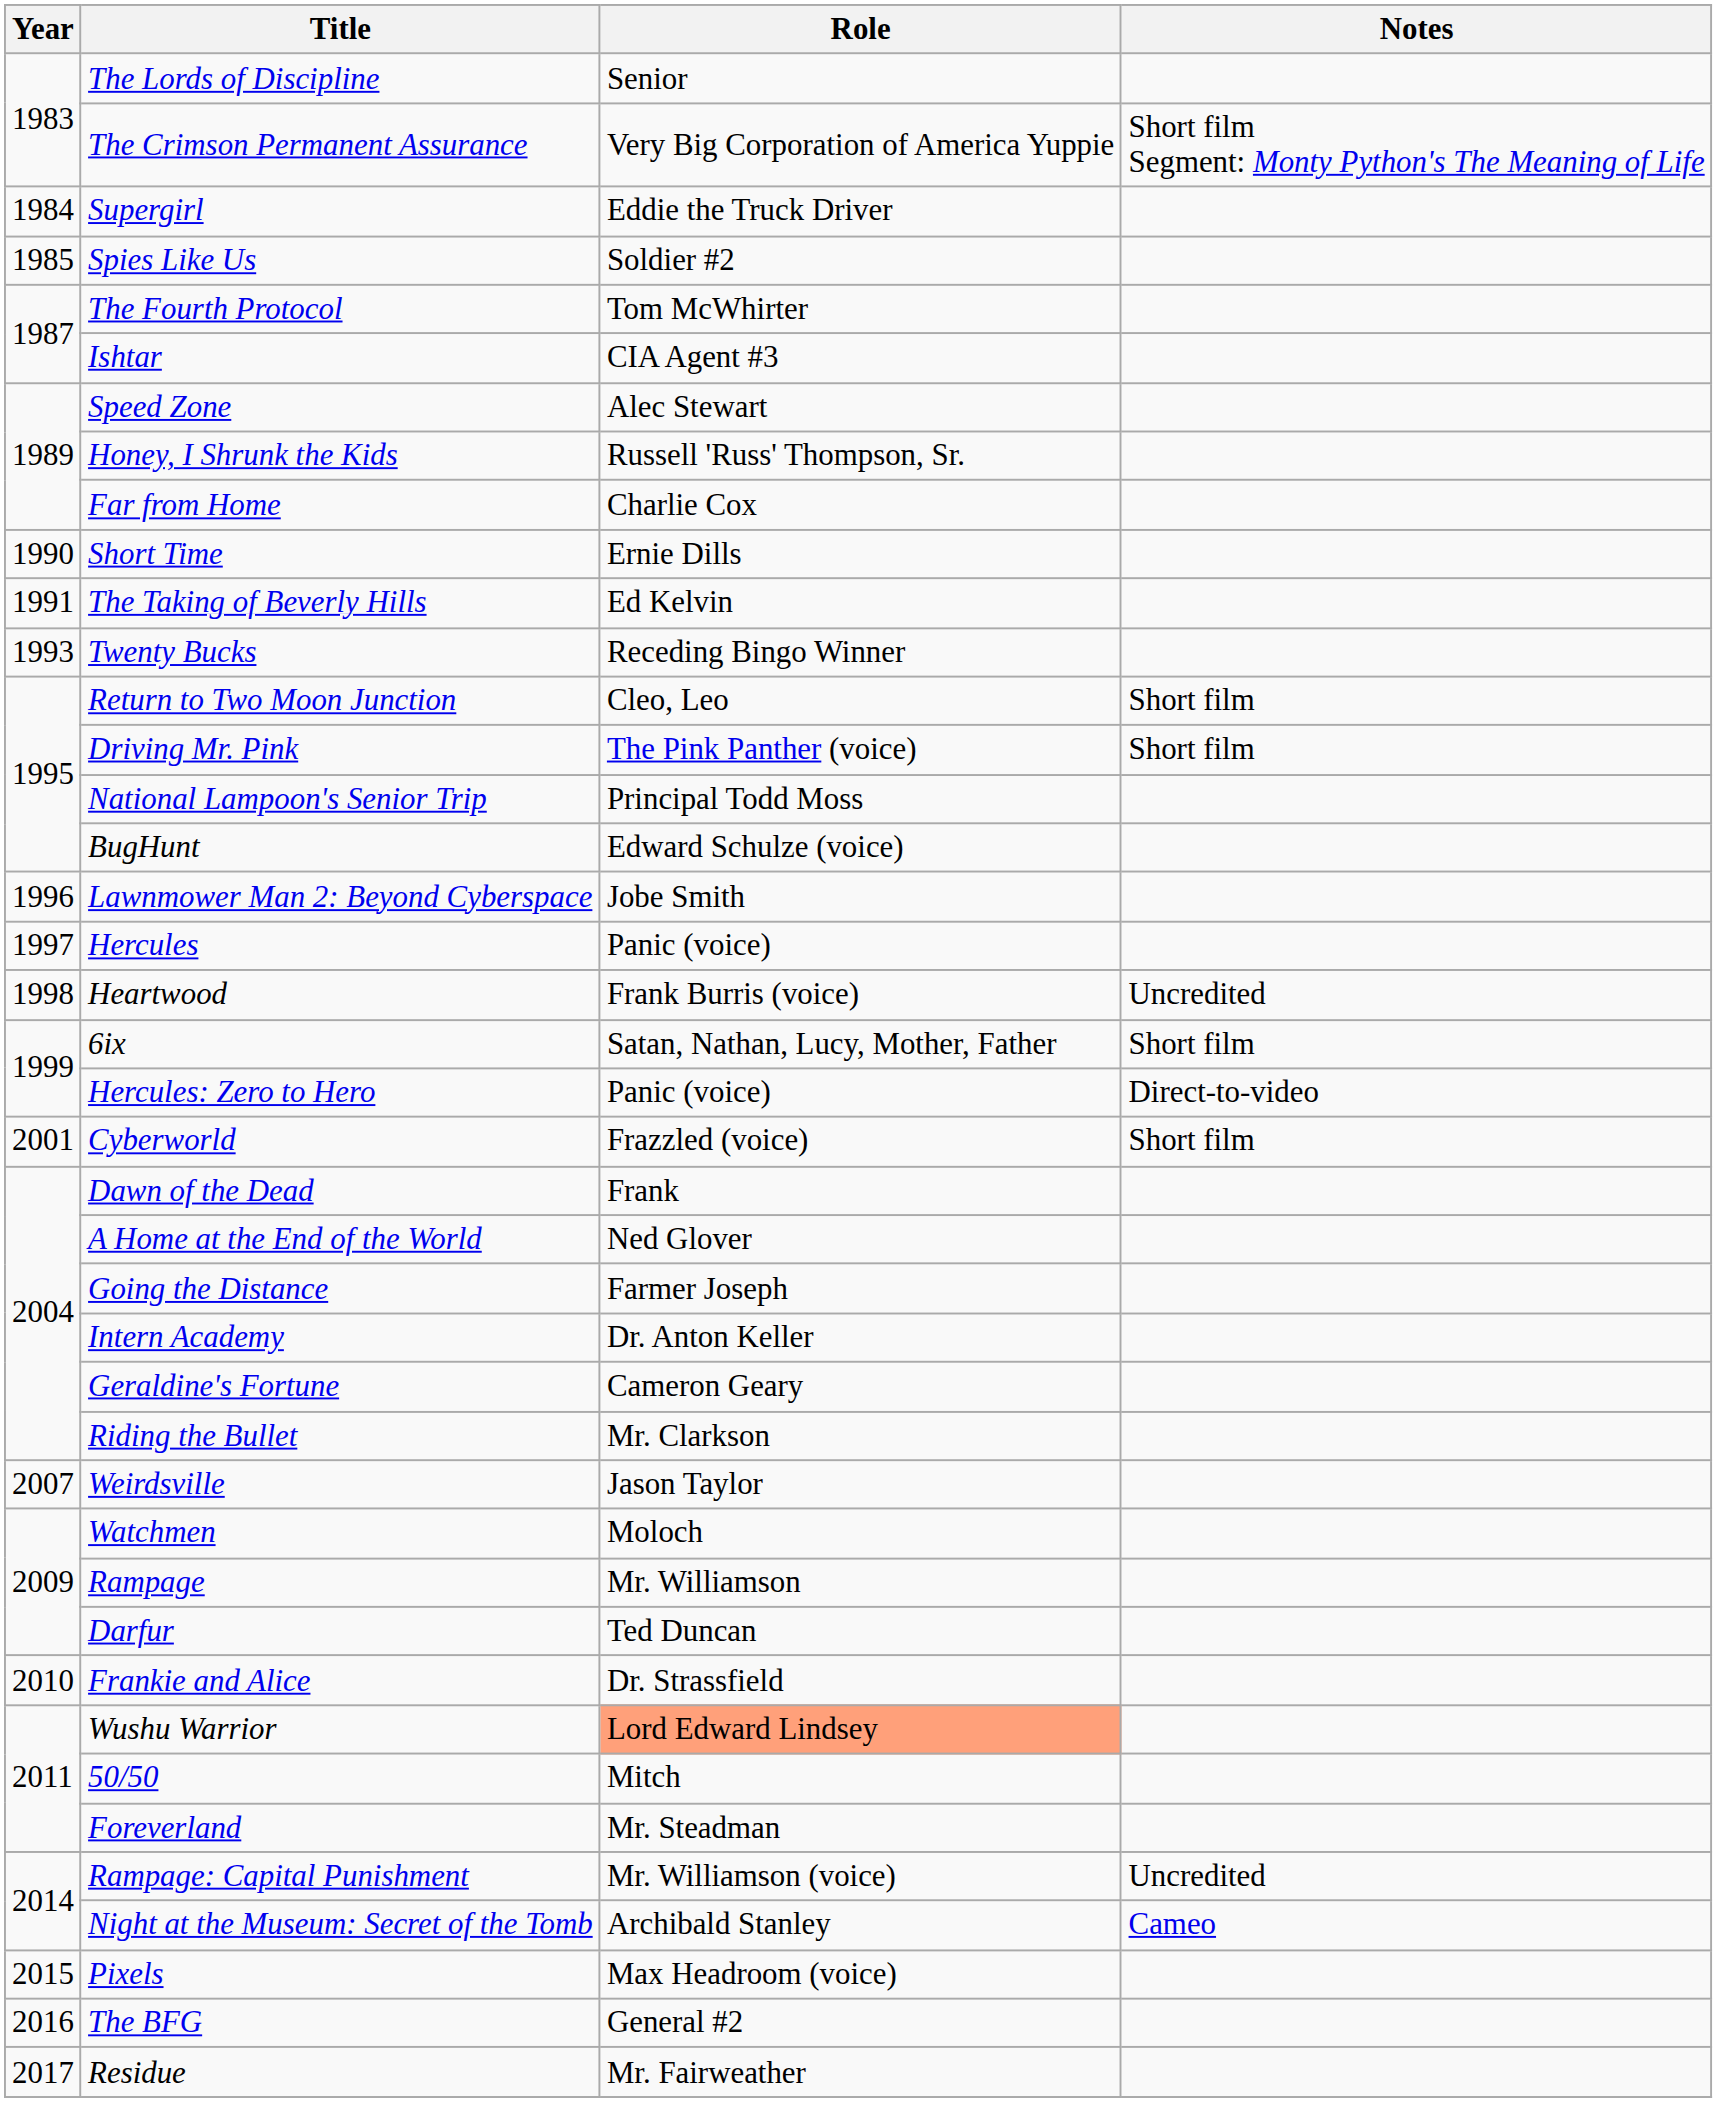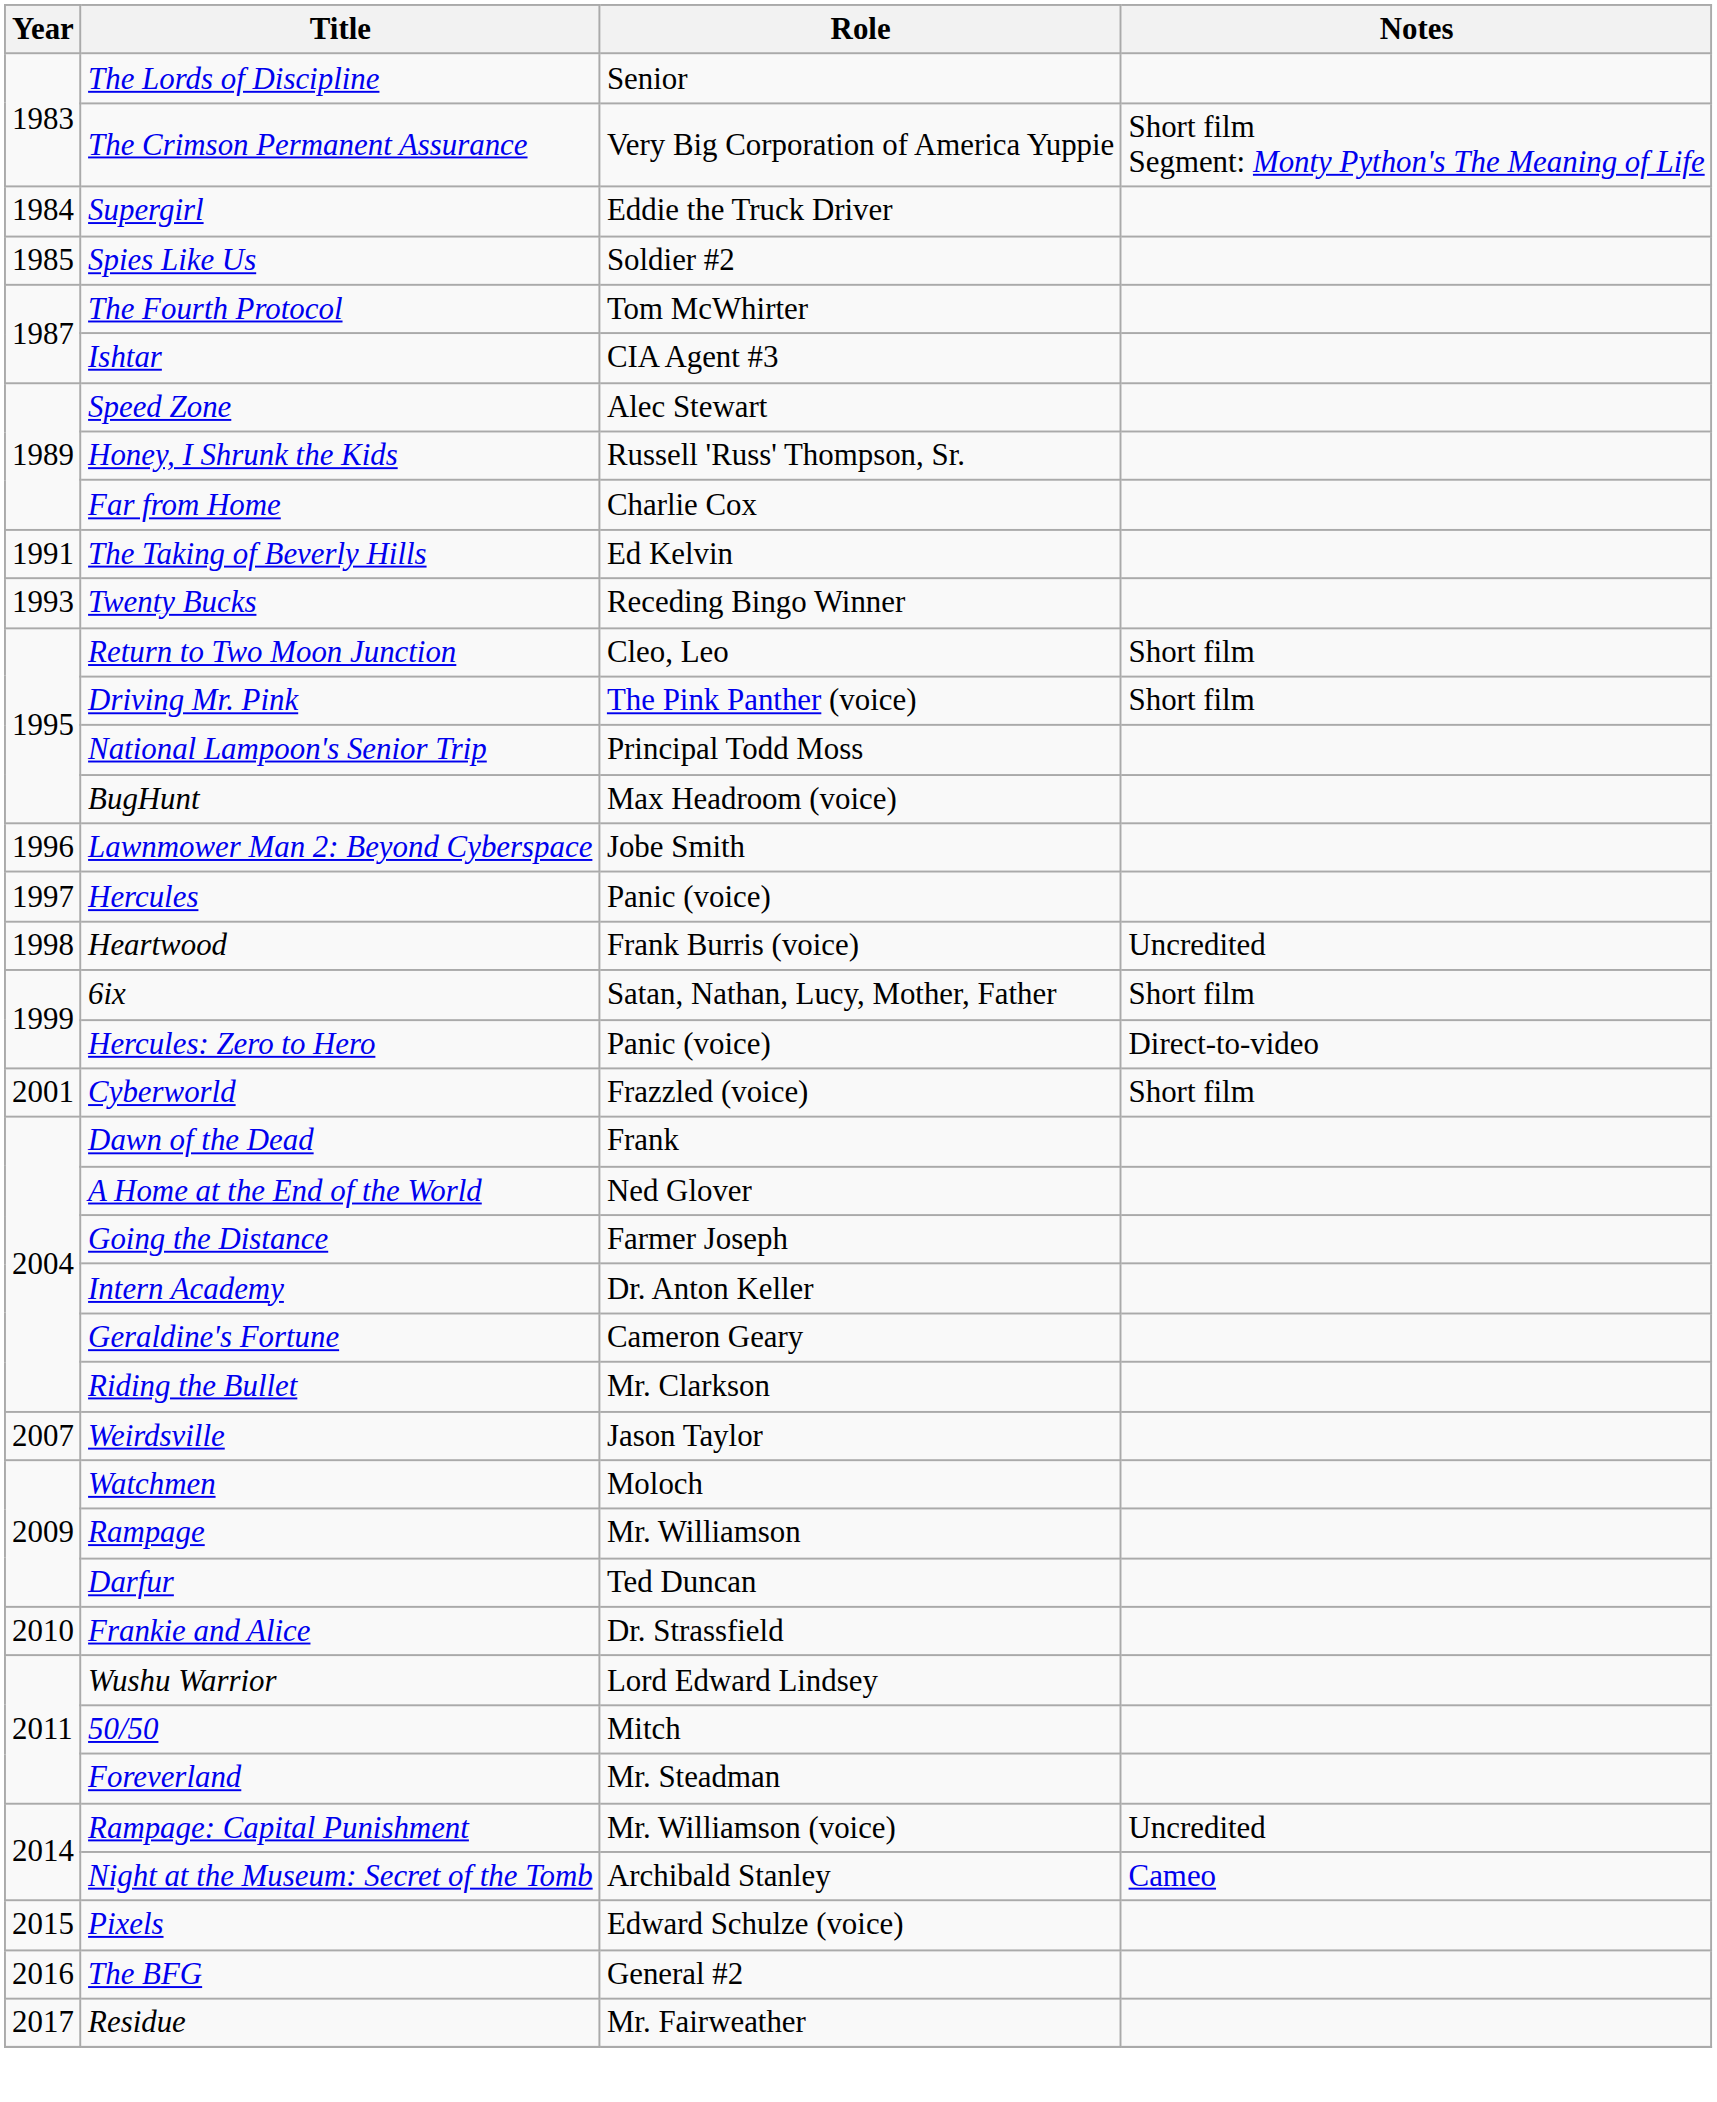- row: (155, 553)
(755, 847) Edward Schulze (voice) -> (752, 798) Max Headroom (voice)
(742, 1728) lightsalmon background -> (742, 1679) no background
(752, 1973) Max Headroom (voice) -> (755, 1924) Edward Schulze (voice)
